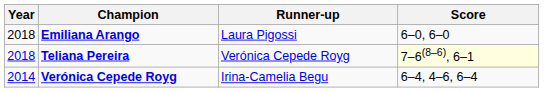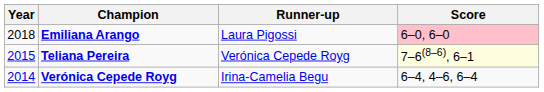(425, 35) no background -> (425, 35) pink background
(21, 56) 2018 -> (21, 56) 2015
